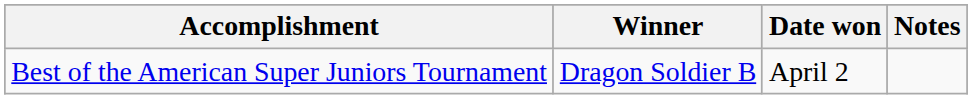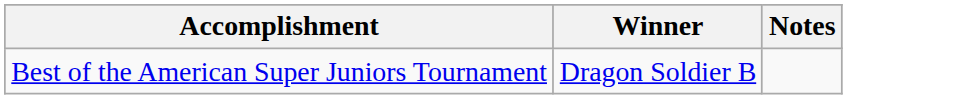- column: (825, 26)
